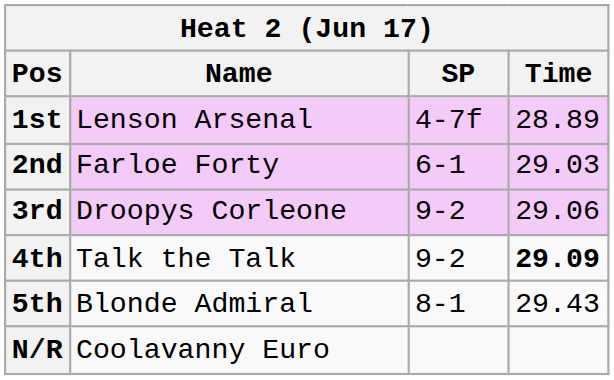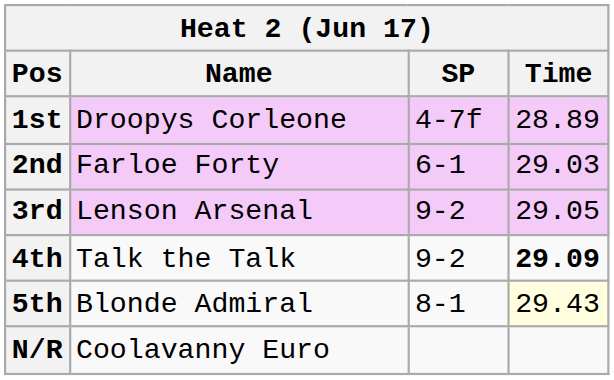(195, 120) Lenson Arsenal -> (211, 120) Droopys Corleone
(211, 212) Droopys Corleone -> (195, 212) Lenson Arsenal
(558, 212) 29.06 -> (558, 212) 29.05
(558, 304) no background -> (558, 304) lightyellow background
